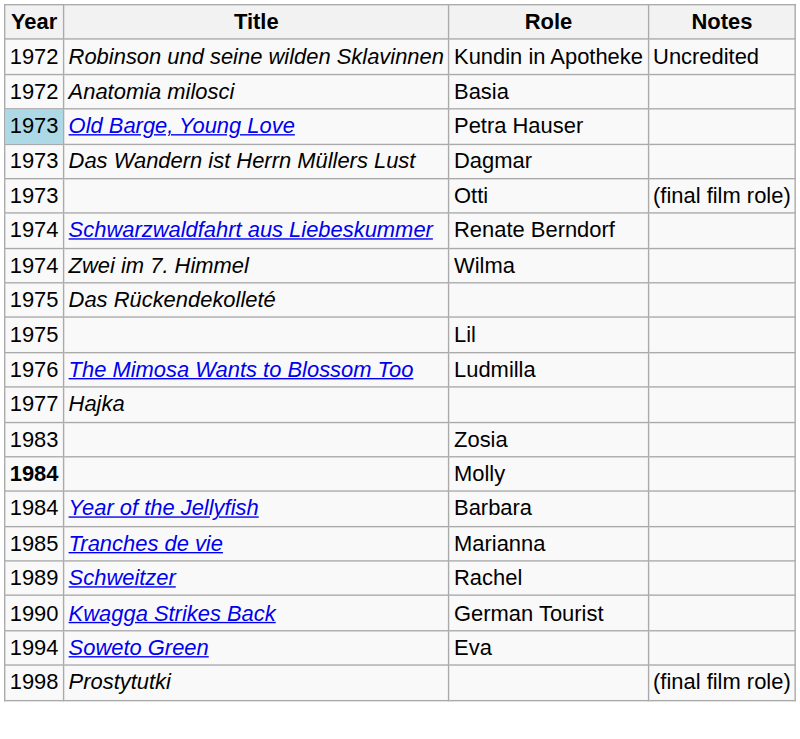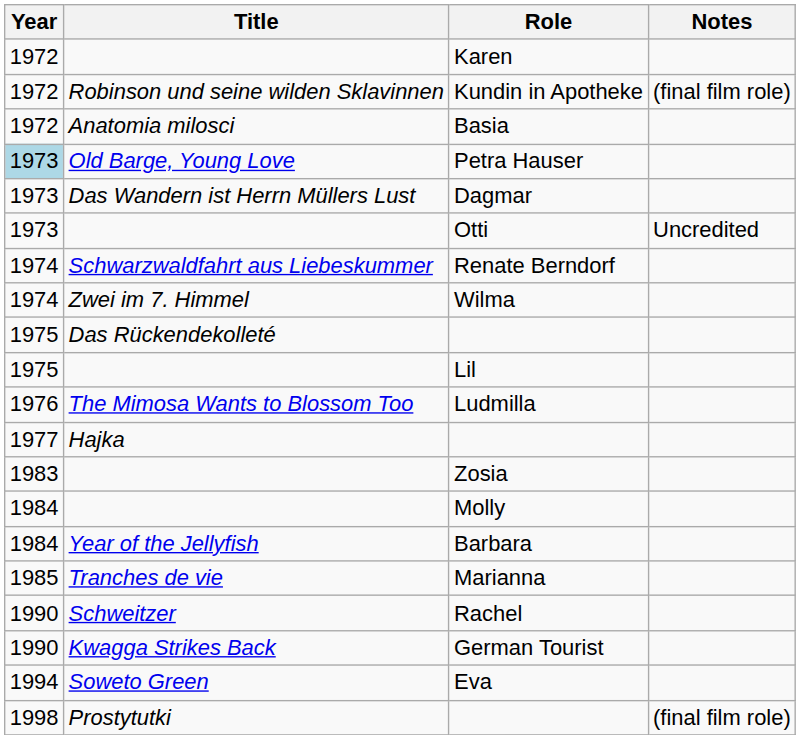+ row: (256, 57)
(706, 56) Uncredited -> (722, 91) (final film role)
(722, 195) (final film role) -> (706, 230) Uncredited
(34, 473) bold -> (34, 508) normal
(34, 578) 1989 -> (34, 612) 1990
